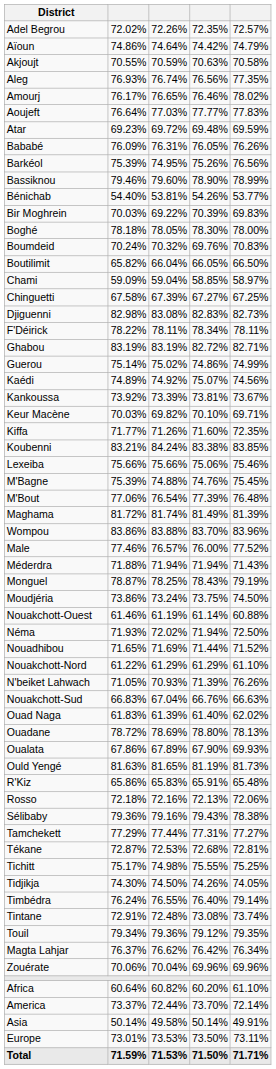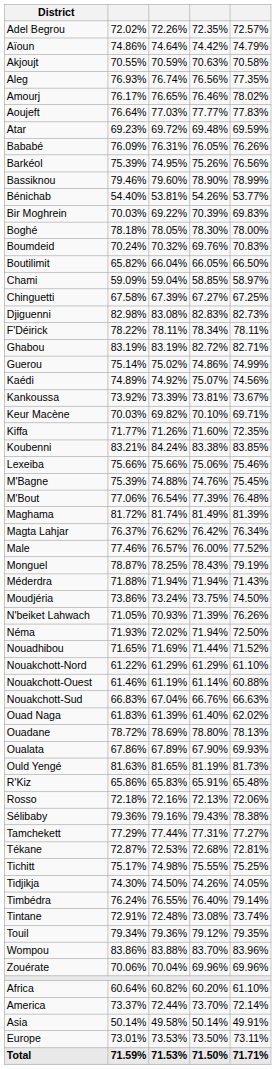rows swapped: (38, 950) <-> (28, 532)
rows swapped: (29, 565) <-> (27, 582)
rows swapped: (48, 682) <-> (49, 615)
